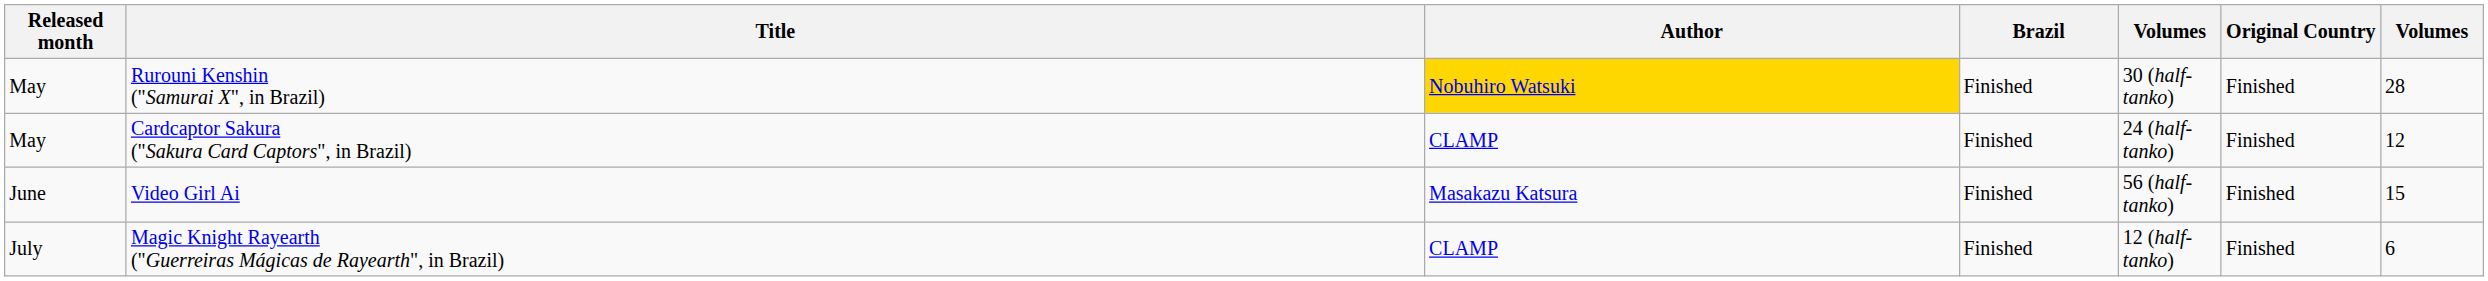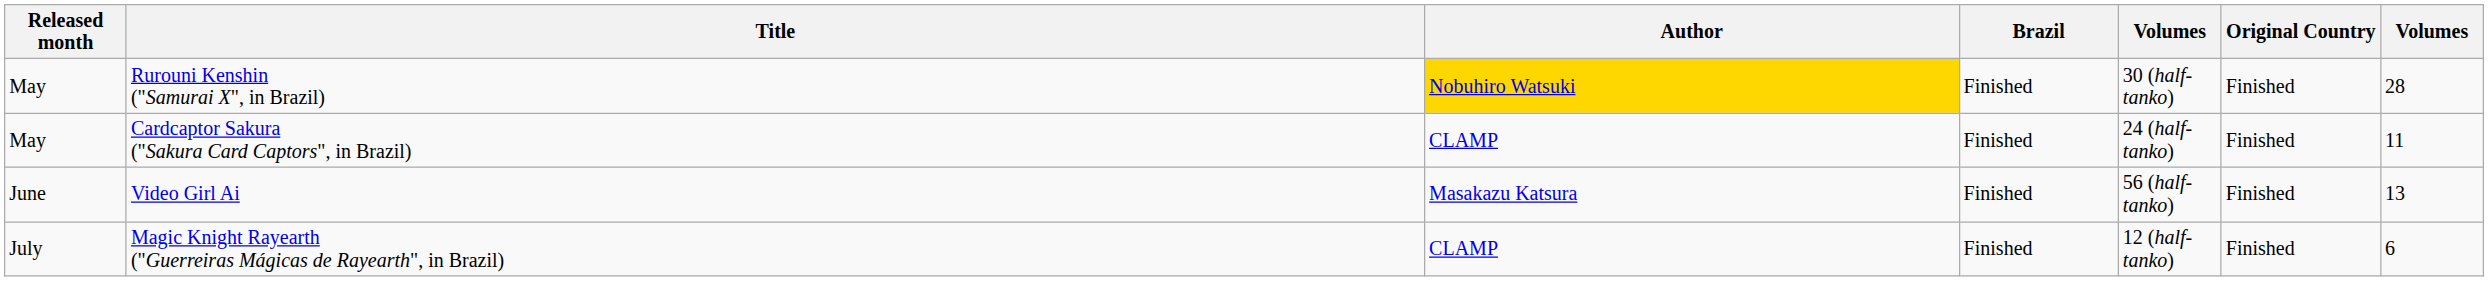(2395, 140) 12 -> (2395, 140) 11
(2395, 194) 15 -> (2395, 194) 13
